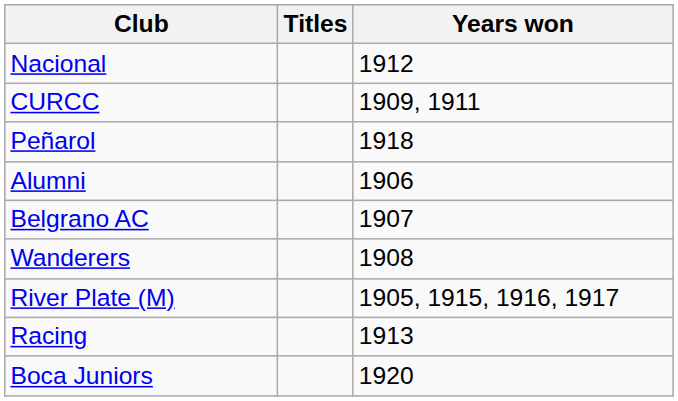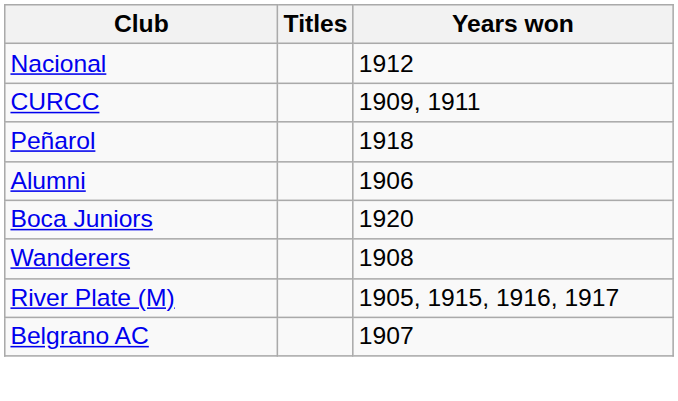rows swapped: (80, 219) <-> (82, 375)
- row: (49, 336)
